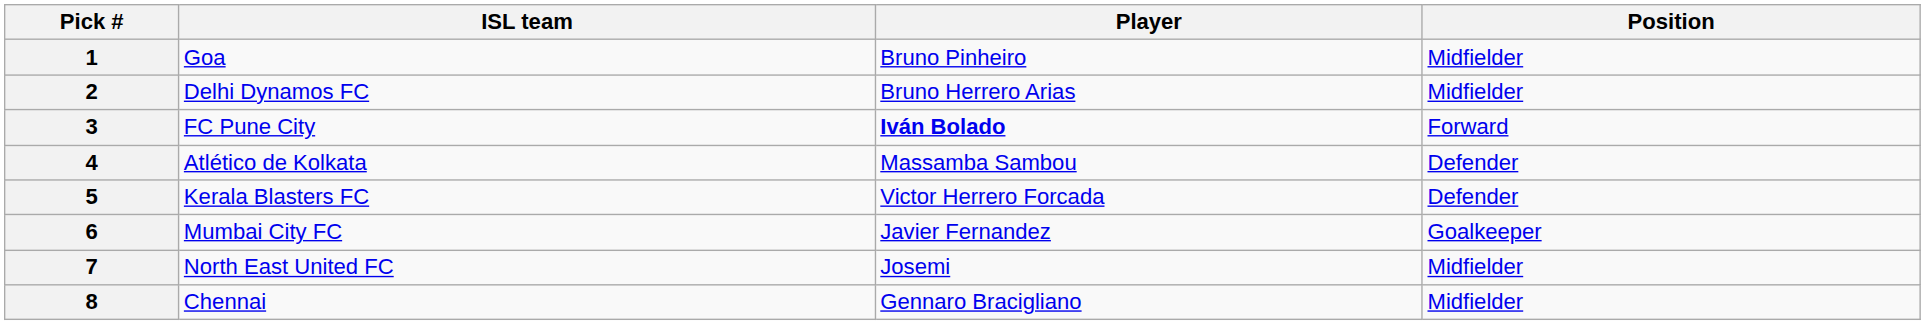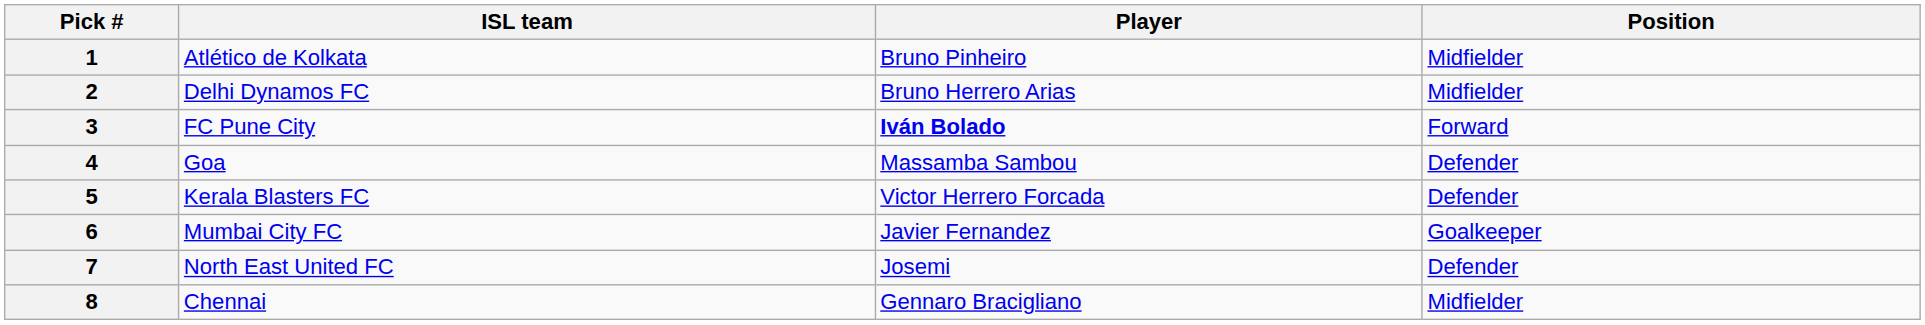(205, 57) Goa -> (275, 57) Atlético de Kolkata
(275, 162) Atlético de Kolkata -> (205, 162) Goa
(1475, 267) Midfielder -> (1473, 267) Defender
